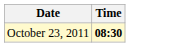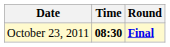+ column: (145, 13)
